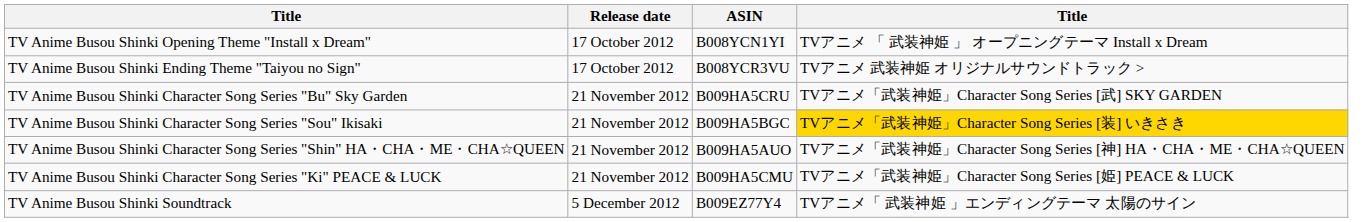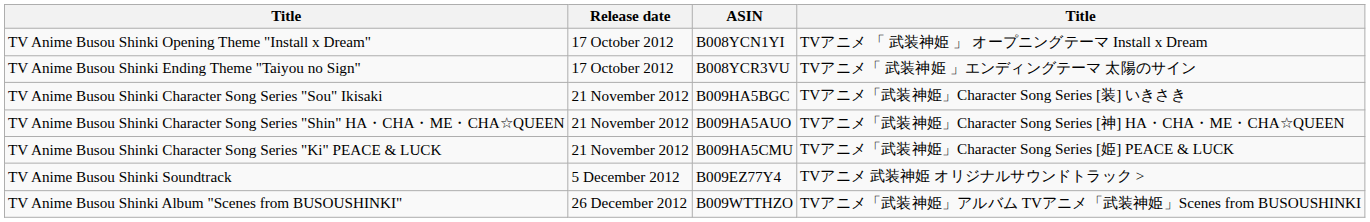(972, 68) TVアニメ 武装神姫 オリジナルサウンドトラック > -> (998, 68) TVアニメ「 武装神姫 」エンディングテーマ 太陽のサイン
- row: (208, 95)
(993, 122) gold background -> (993, 95) no background
(998, 203) TVアニメ「 武装神姫 」エンディングテーマ 太陽のサイン -> (972, 176) TVアニメ 武装神姫 オリジナルサウンドトラック >
+ row: (205, 203)
